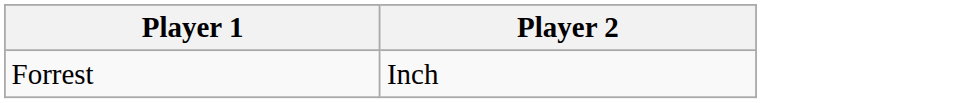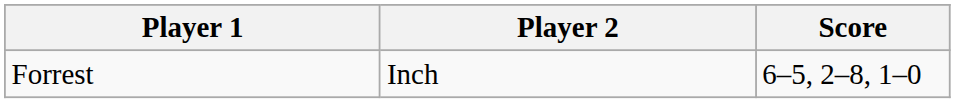+ column: (853, 27)
